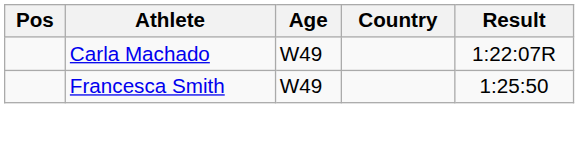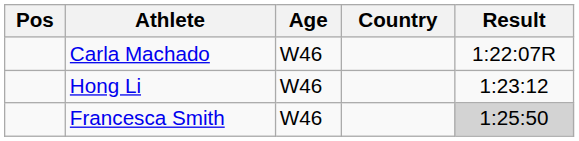(301, 53) W49 -> (301, 53) W46
+ row: (105, 86)
(301, 86) W49 -> (301, 119) W46
(514, 86) no background -> (514, 119) lightgrey background
